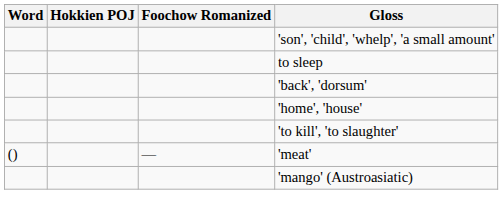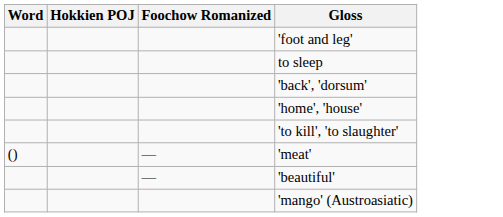+ row: (315, 39)
- row: (386, 39)
+ row: (306, 177)
